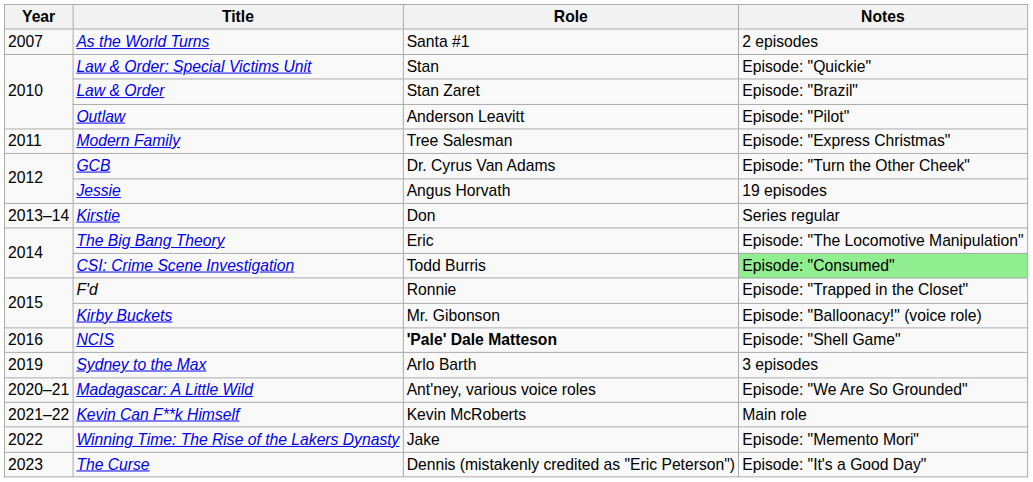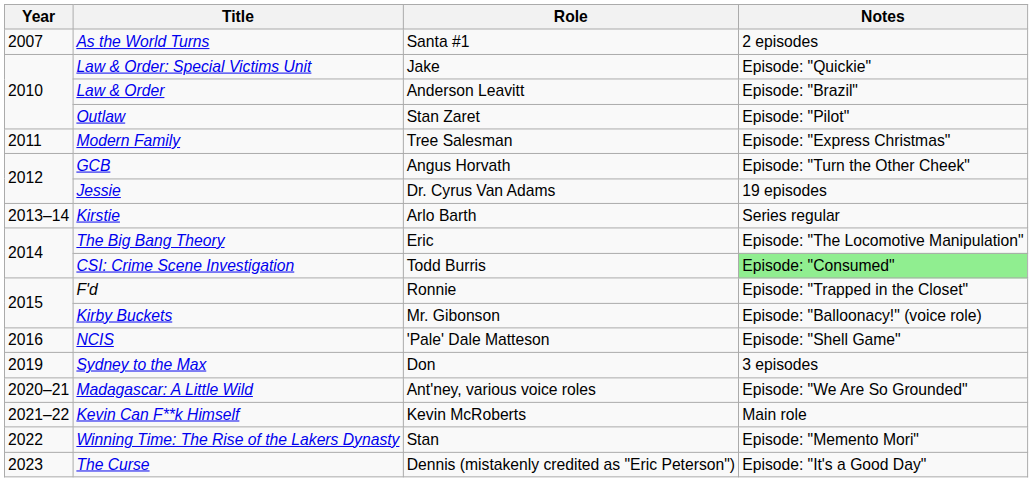(423, 66) Stan -> (423, 66) Jake
(443, 91) Stan Zaret -> (465, 91) Anderson Leavitt
(465, 116) Anderson Leavitt -> (443, 116) Stan Zaret
(481, 166) Dr. Cyrus Van Adams -> (459, 166) Angus Horvath
(459, 191) Angus Horvath -> (481, 191) Dr. Cyrus Van Adams
(421, 215) Don -> (442, 215) Arlo Barth
(482, 340) bold -> (478, 340) normal
(442, 365) Arlo Barth -> (421, 365) Don
(423, 439) Jake -> (423, 439) Stan
